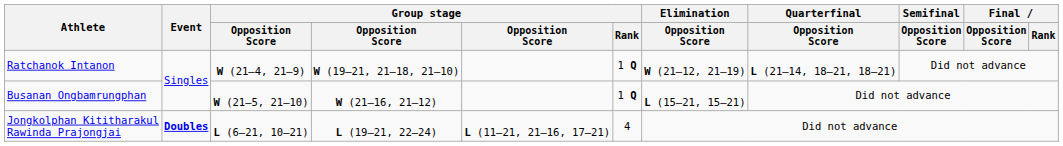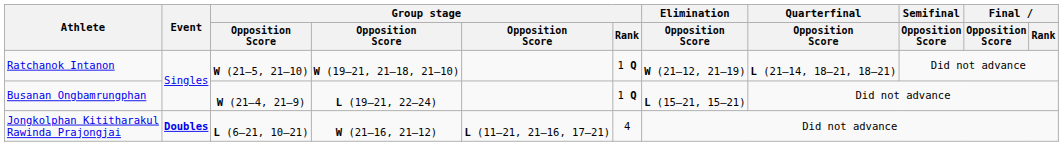(261, 72) W (21–4, 21–9) -> (261, 72) W (21–5, 21–10)
(261, 102) W (21–5, 21–10) -> (261, 102) W (21–4, 21–9)
(386, 102) W (21–16, 21–12) -> (386, 102) L (19–21, 22–24)
(386, 132) L (19–21, 22–24) -> (386, 132) W (21–16, 21–12)
